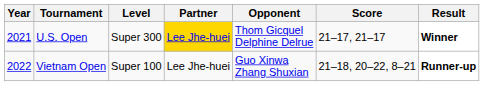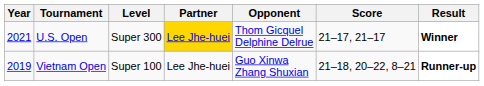(19, 66) 2022 -> (19, 66) 2019
